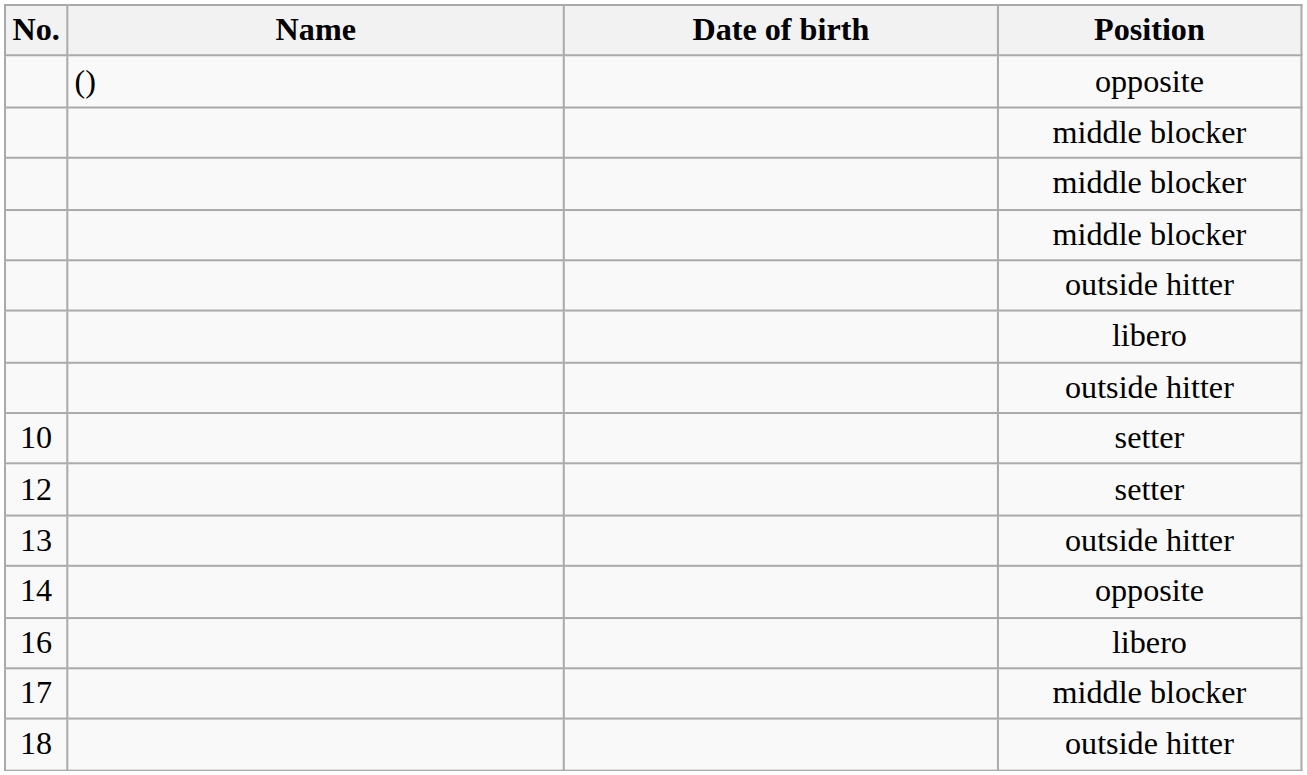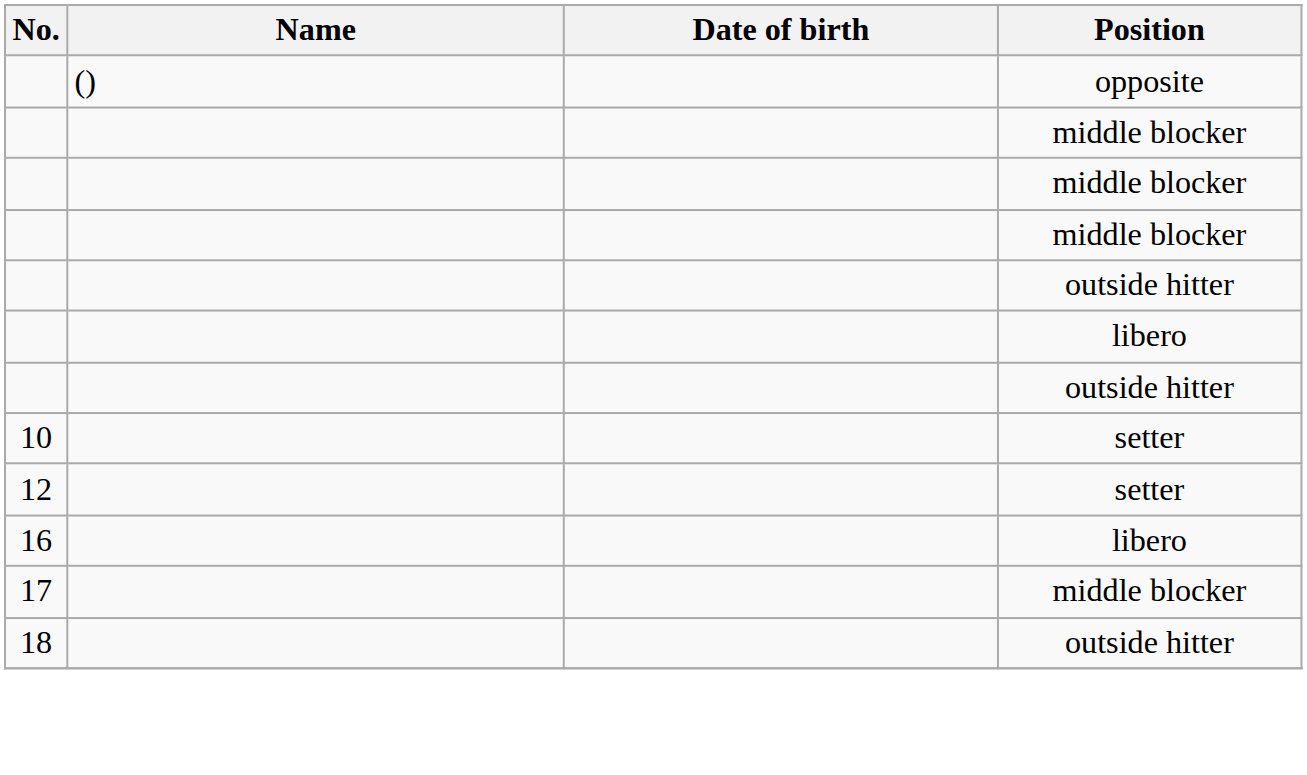- row: (36, 540)
- row: (36, 591)
